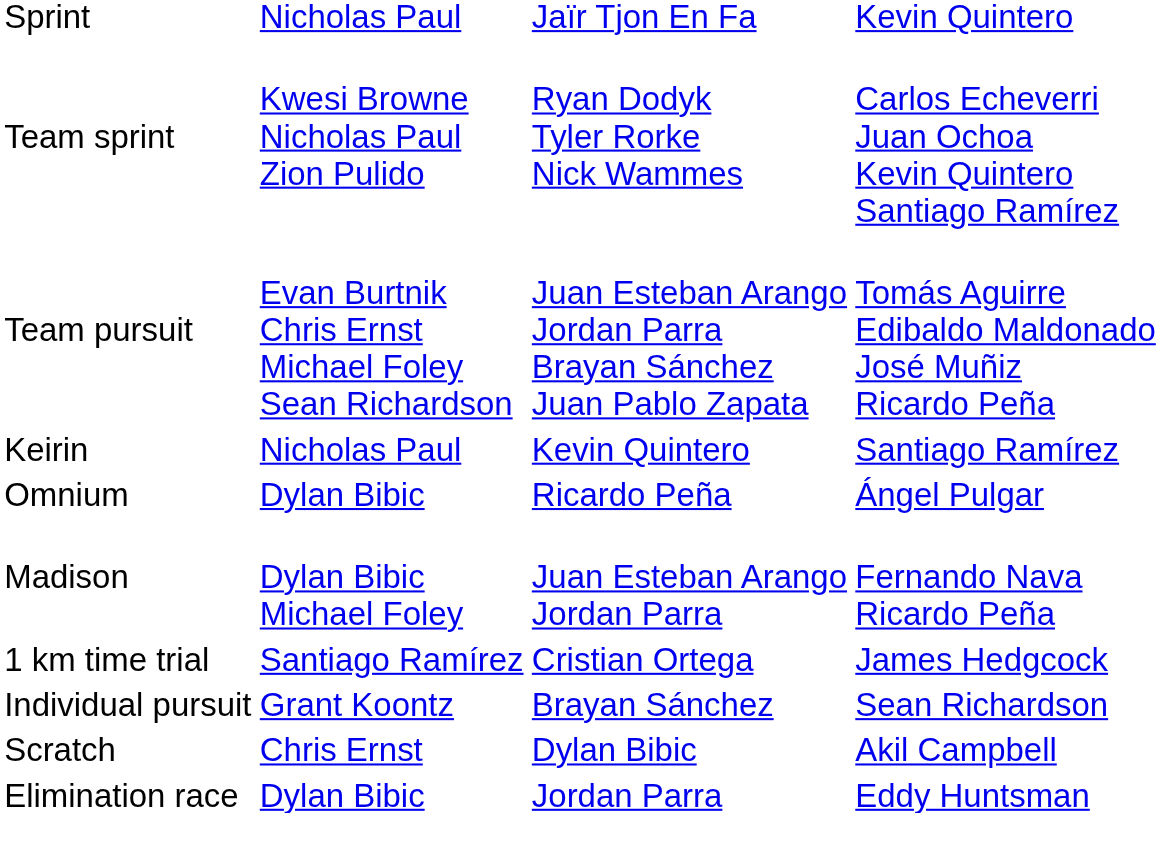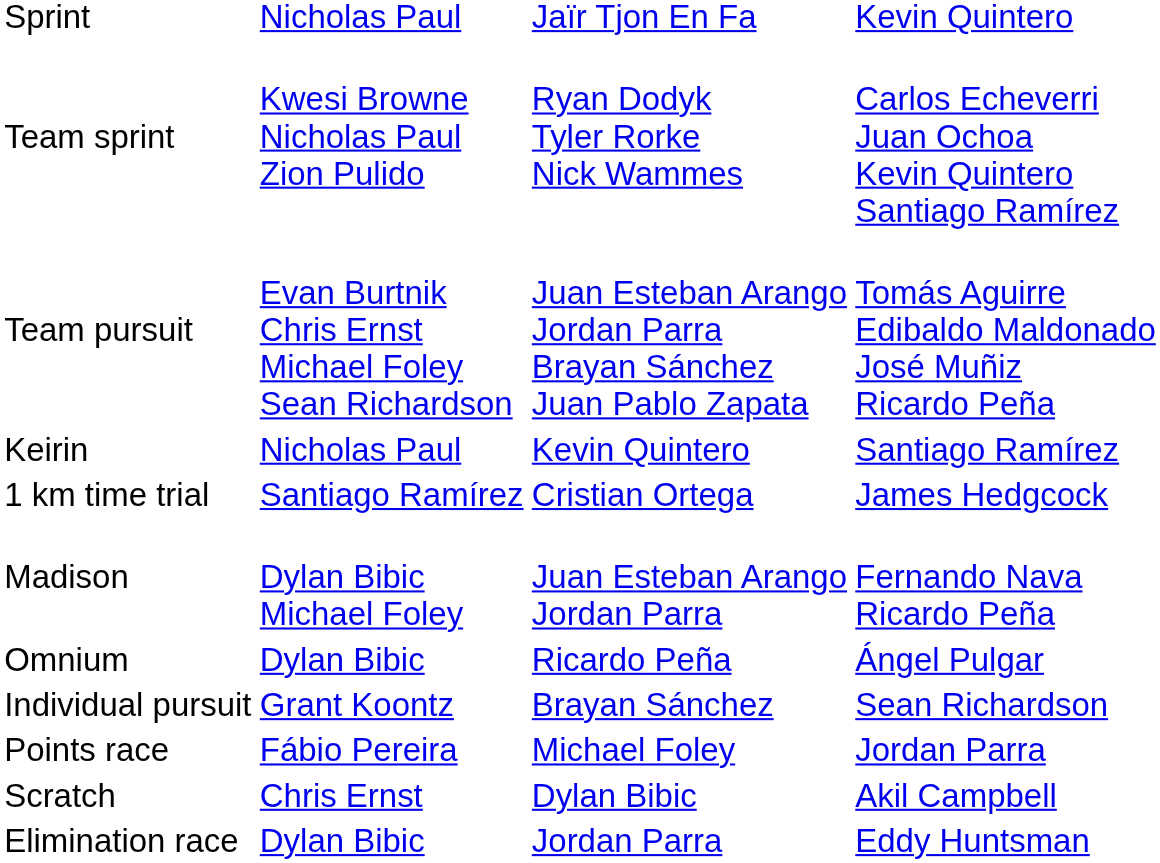rows swapped: (66, 495) <-> (107, 659)
+ row: (87, 750)
